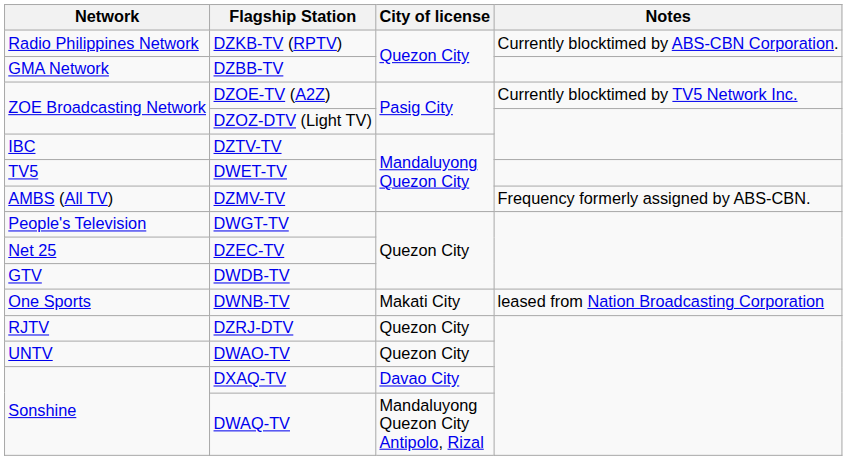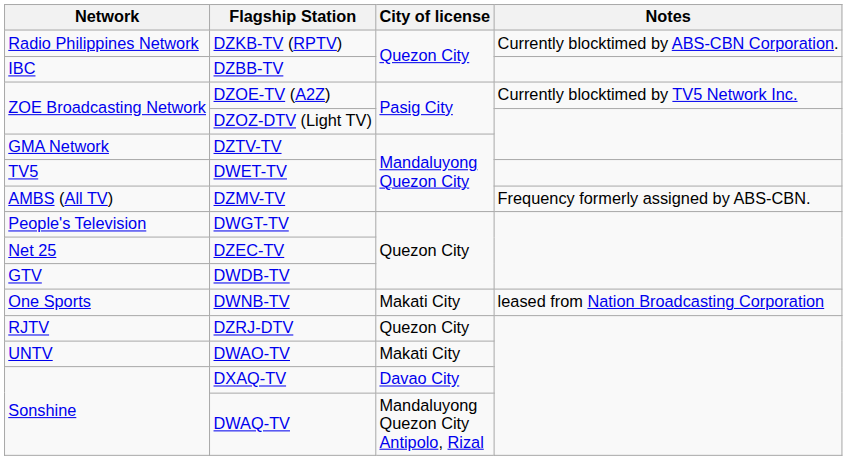(59, 69) GMA Network -> (22, 69) IBC
(22, 146) IBC -> (59, 146) GMA Network
(424, 353) Quezon City -> (420, 353) Makati City
